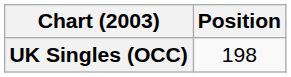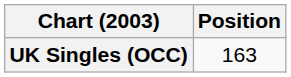(239, 54) 198 -> (239, 54) 163
